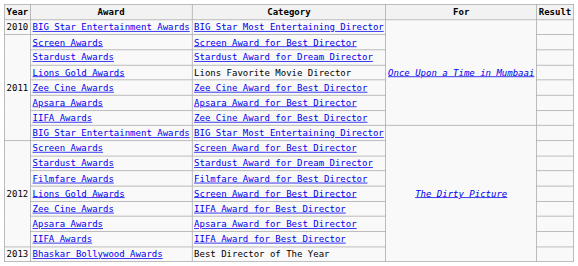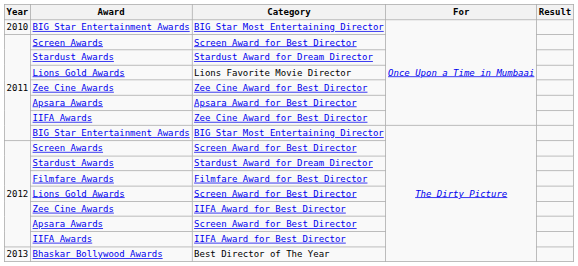(275, 224) Apsara Award for Best Director -> (275, 224) Screen Award for Best Director
